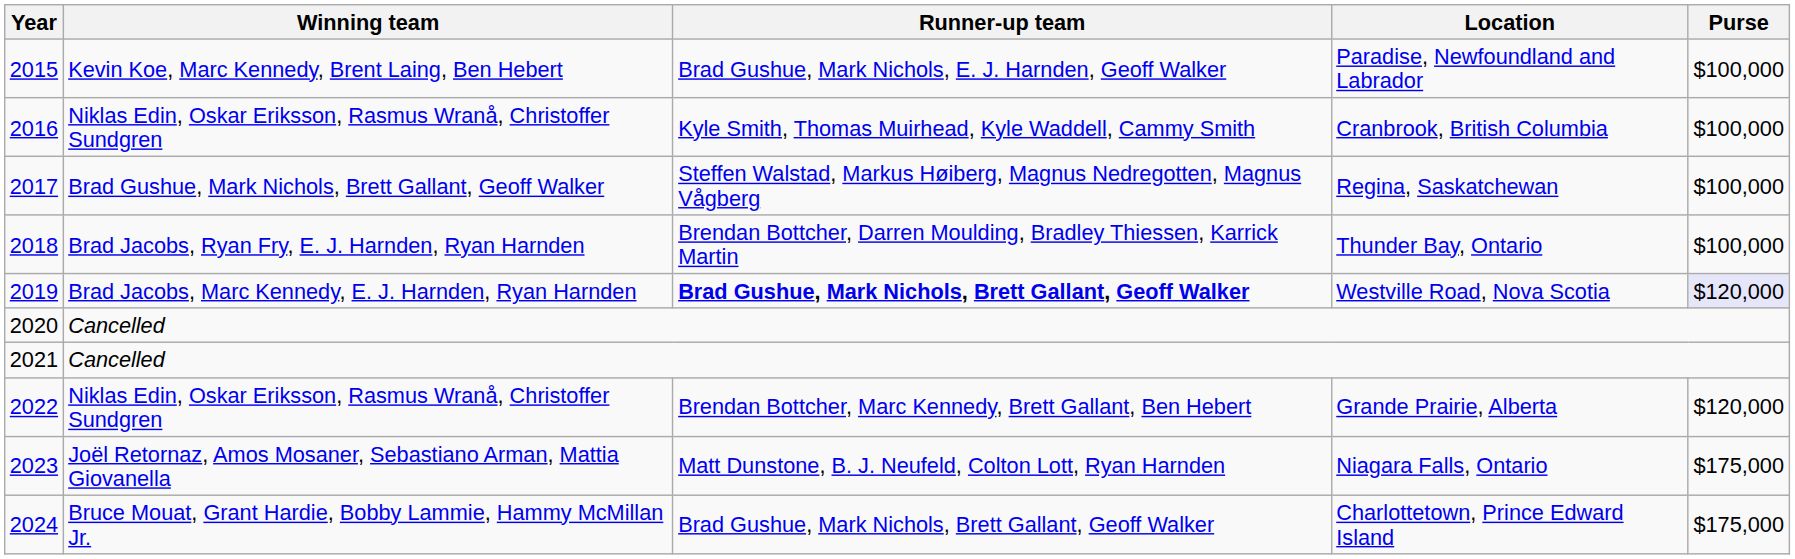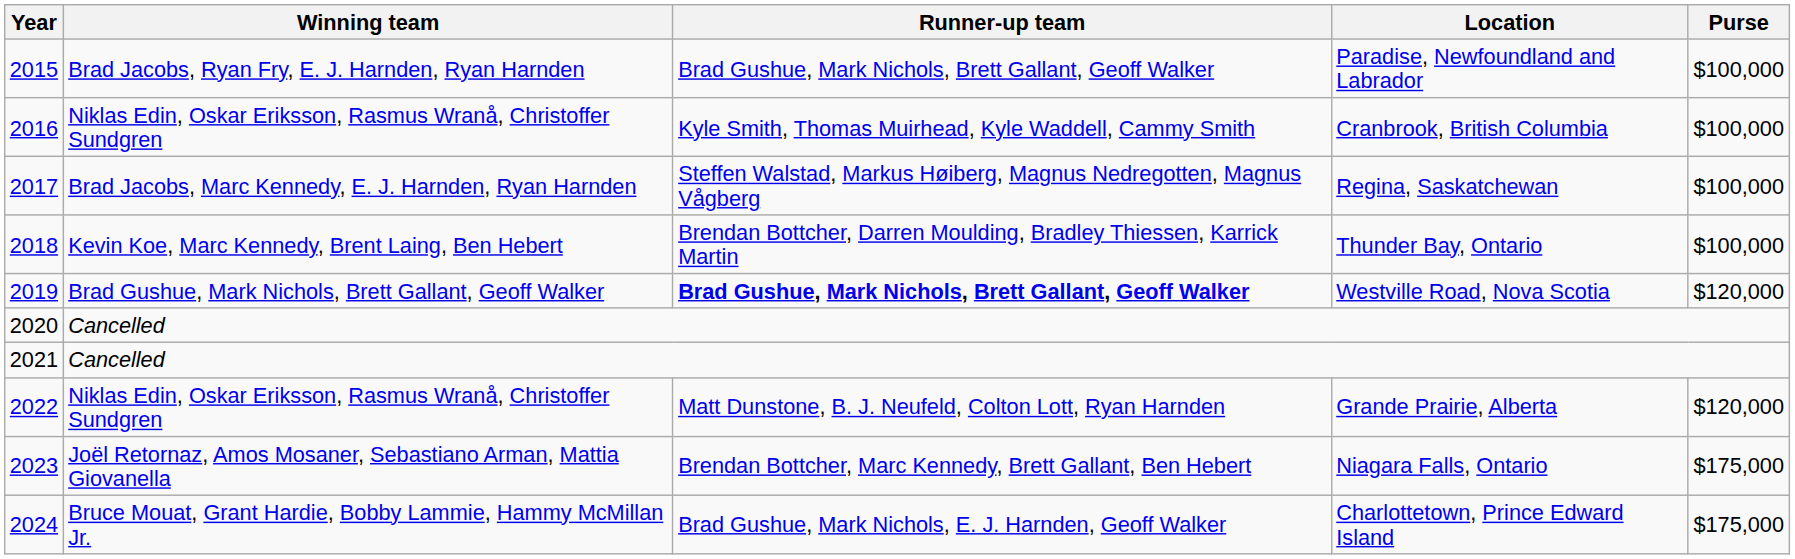(316, 69) Kevin Koe, Marc Kennedy, Brent Laing, Ben Hebert -> (326, 69) Brad Jacobs, Ryan Fry, E. J. Harnden, Ryan Harnden
(952, 69) Brad Gushue, Mark Nichols, E. J. Harnden, Geoff Walker -> (946, 69) Brad Gushue, Mark Nichols, Brett Gallant, Geoff Walker
(336, 186) Brad Gushue, Mark Nichols, Brett Gallant, Geoff Walker -> (352, 186) Brad Jacobs, Marc Kennedy, E. J. Harnden, Ryan Harnden
(326, 245) Brad Jacobs, Ryan Fry, E. J. Harnden, Ryan Harnden -> (316, 245) Kevin Koe, Marc Kennedy, Brent Laing, Ben Hebert
(352, 291) Brad Jacobs, Marc Kennedy, E. J. Harnden, Ryan Harnden -> (336, 291) Brad Gushue, Mark Nichols, Brett Gallant, Geoff Walker
(1739, 291) lavender background -> (1739, 291) no background
(965, 407) Brendan Bottcher, Marc Kennedy, Brett Gallant, Ben Hebert -> (952, 407) Matt Dunstone, B. J. Neufeld, Colton Lott, Ryan Harnden
(952, 465) Matt Dunstone, B. J. Neufeld, Colton Lott, Ryan Harnden -> (965, 465) Brendan Bottcher, Marc Kennedy, Brett Gallant, Ben Hebert
(946, 524) Brad Gushue, Mark Nichols, Brett Gallant, Geoff Walker -> (952, 524) Brad Gushue, Mark Nichols, E. J. Harnden, Geoff Walker
